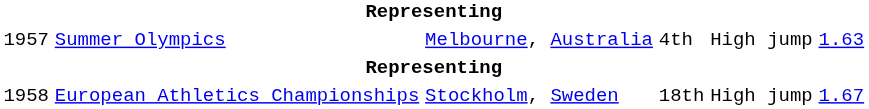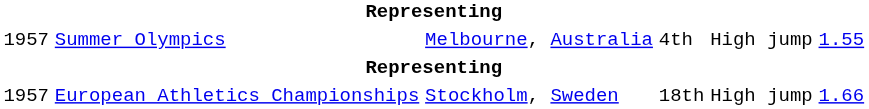(841, 40) 1.63 -> (841, 40) 1.55
(26, 96) 1958 -> (26, 96) 1957
(841, 96) 1.67 -> (841, 96) 1.66
